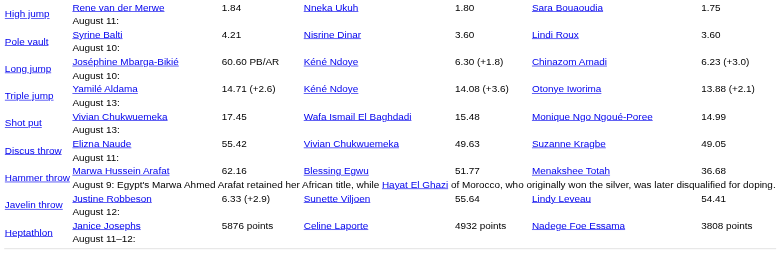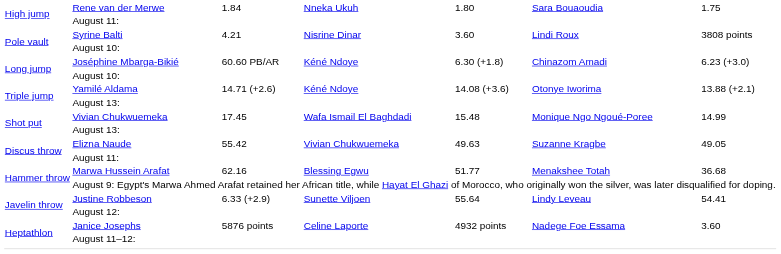(711, 34) 3.60 -> (727, 34) 3808 points
(727, 225) 3808 points -> (711, 225) 3.60
